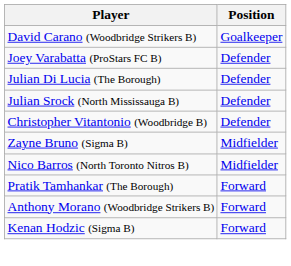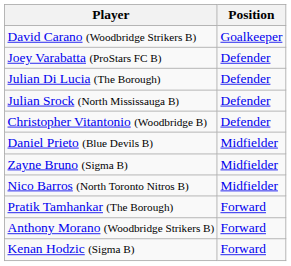+ row: (80, 143)
